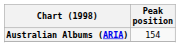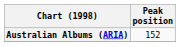(153, 35) 154 -> (153, 35) 152
